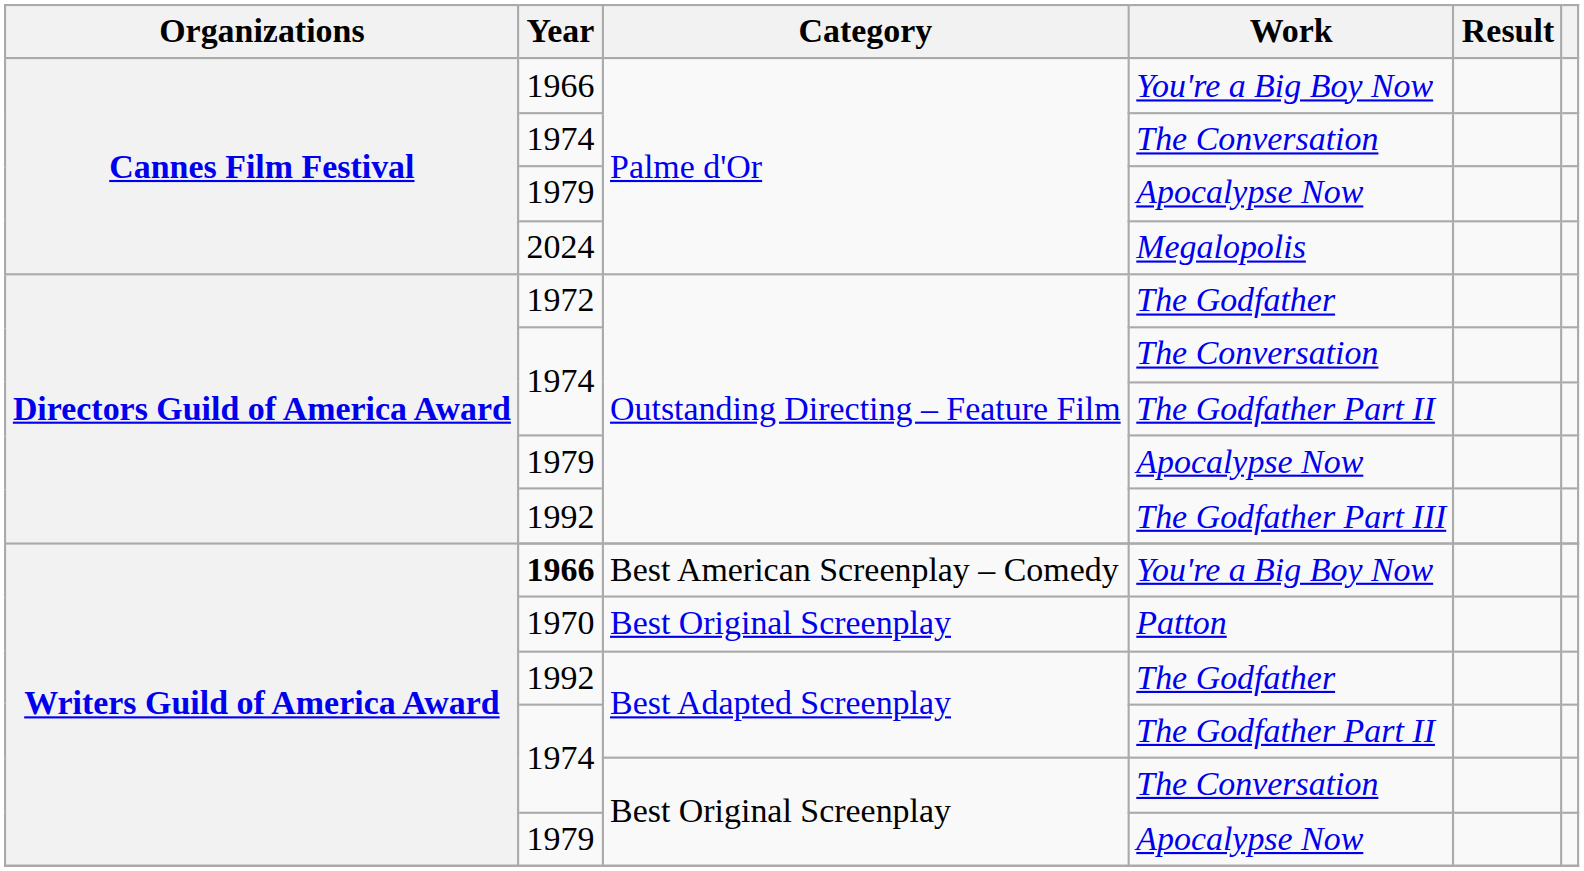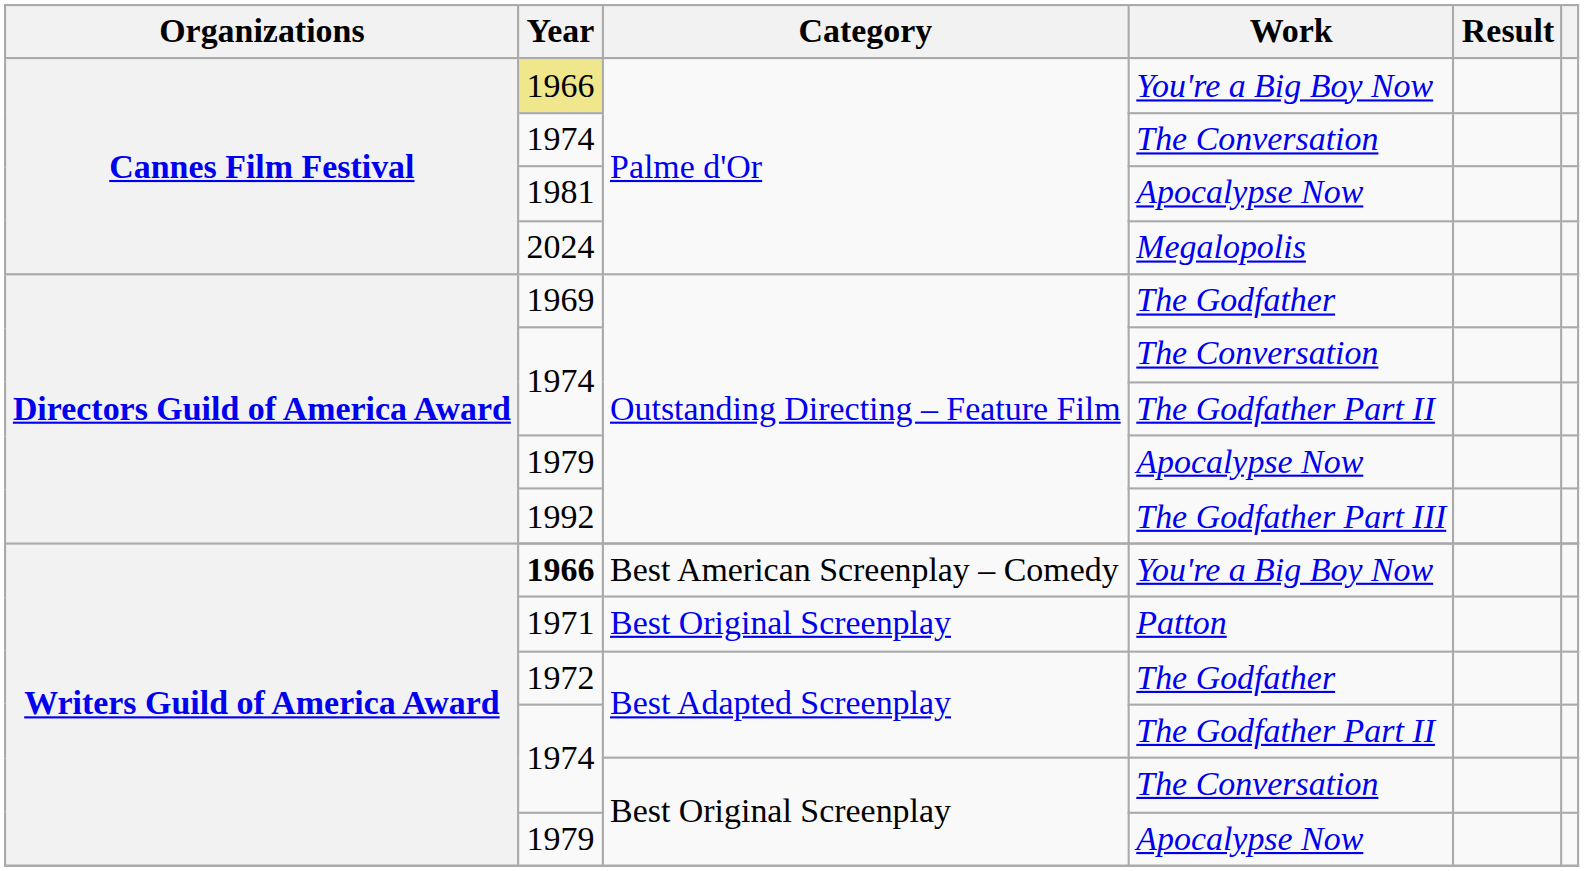(560, 85) no background -> (560, 85) khaki background
(560, 192) 1979 -> (560, 192) 1981
(560, 300) 1972 -> (560, 300) 1969
(560, 623) 1970 -> (560, 623) 1971
(560, 676) 1992 -> (560, 676) 1972
